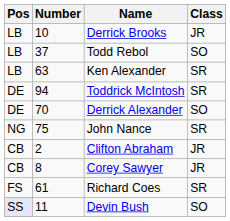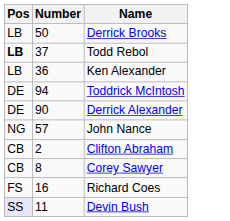- column: (206, 14)
(42, 33) 10 -> (42, 33) 50
(15, 52) normal -> (15, 52) bold
(42, 71) 63 -> (42, 71) 36
(42, 110) 70 -> (42, 110) 90
(42, 129) 75 -> (42, 129) 57
(42, 187) 61 -> (42, 187) 16
